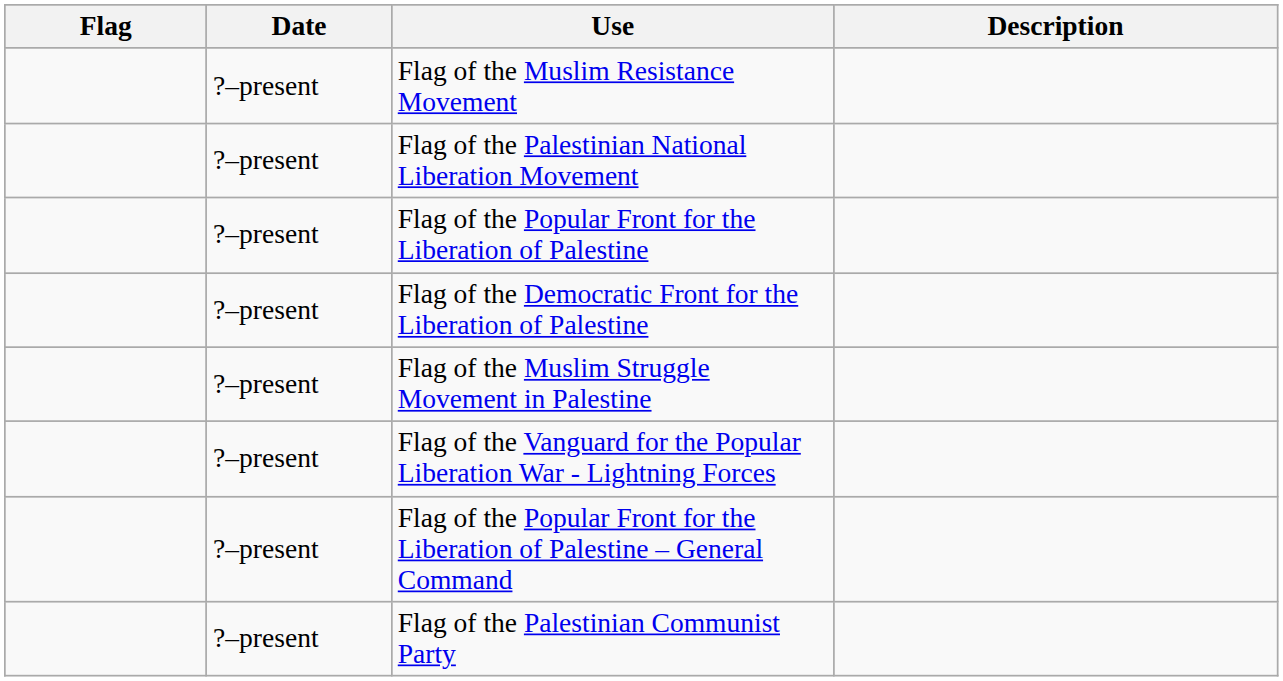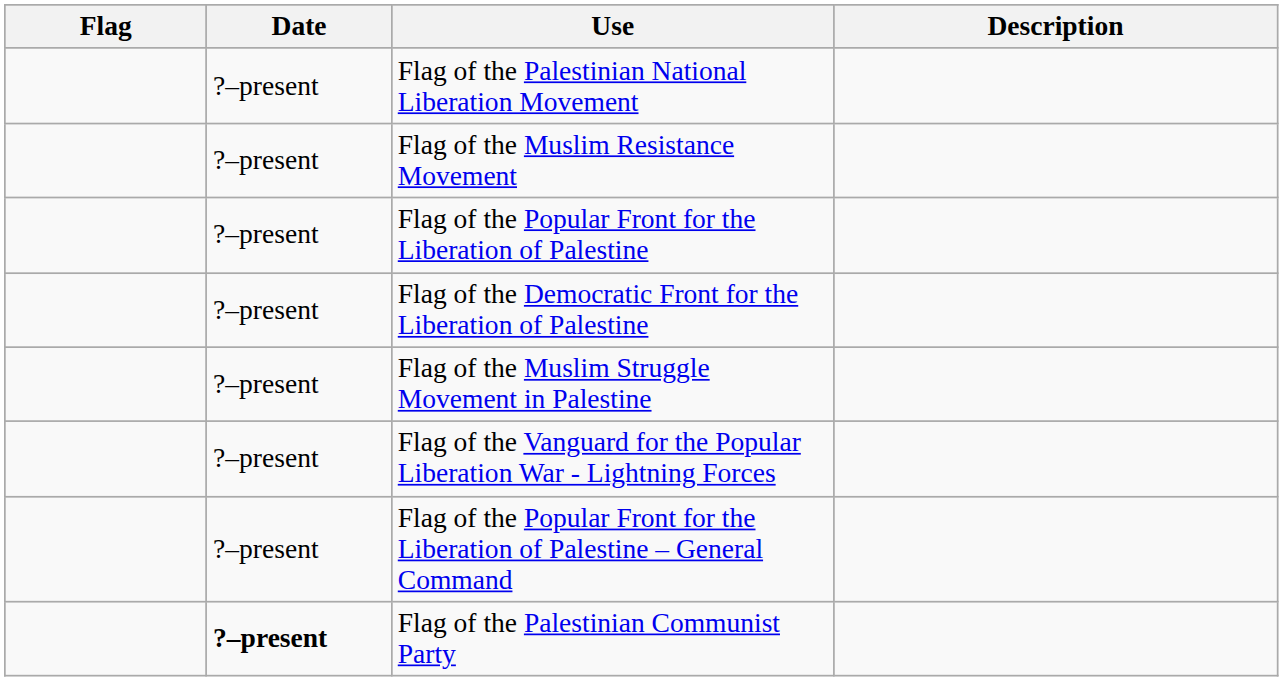rows swapped: (566, 85) <-> (572, 160)
(266, 638) normal -> (270, 638) bold
